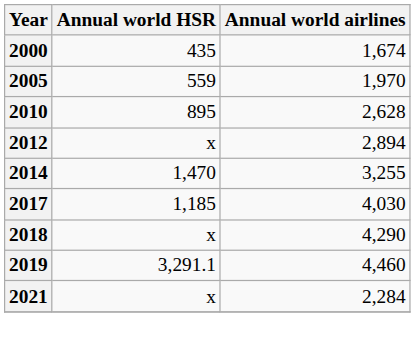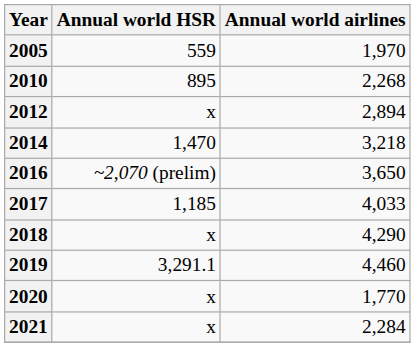- row: (28, 50)
(384, 111) 2,628 -> (384, 81) 2,268
(384, 173) 3,255 -> (384, 142) 3,218
+ row: (28, 173)
(384, 204) 4,030 -> (384, 204) 4,033
+ row: (28, 296)
